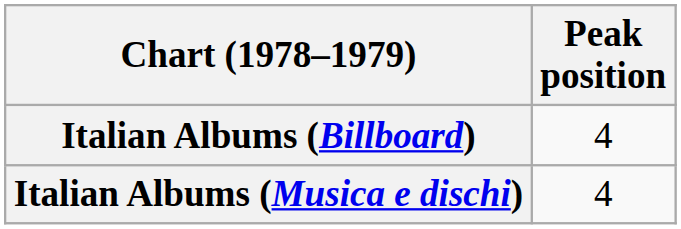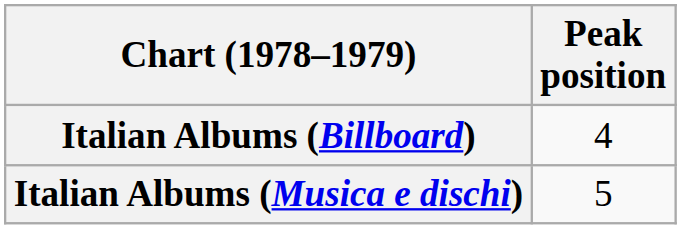(603, 193) 4 -> (603, 193) 5
